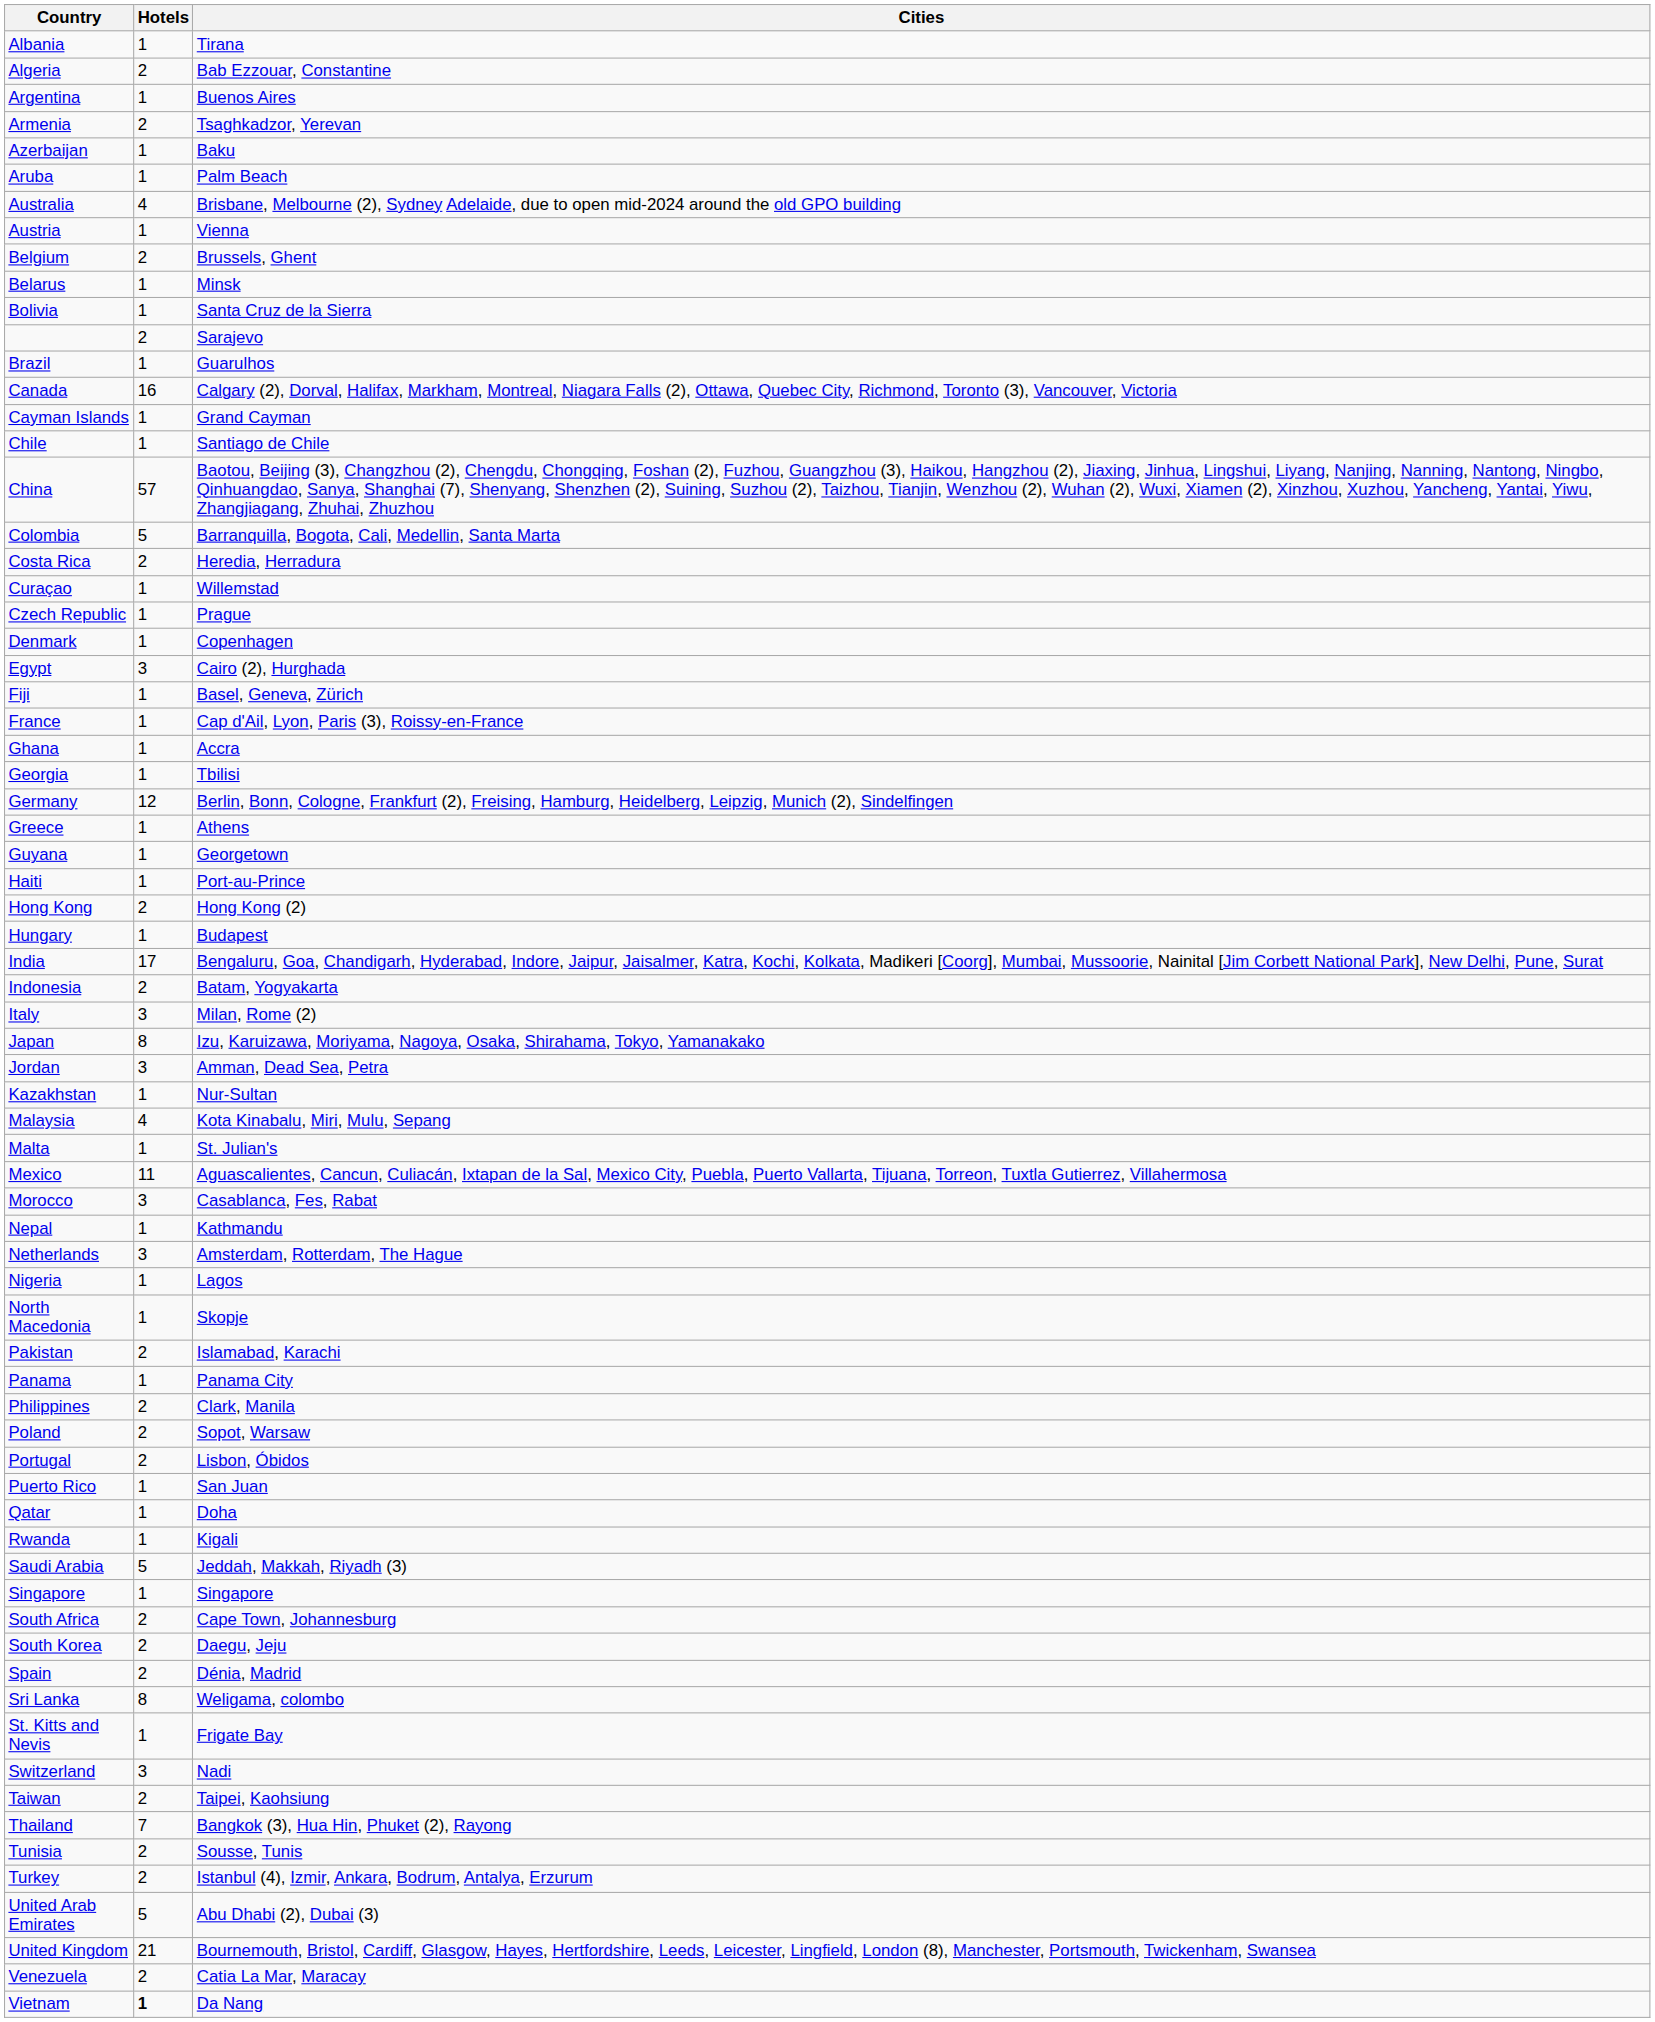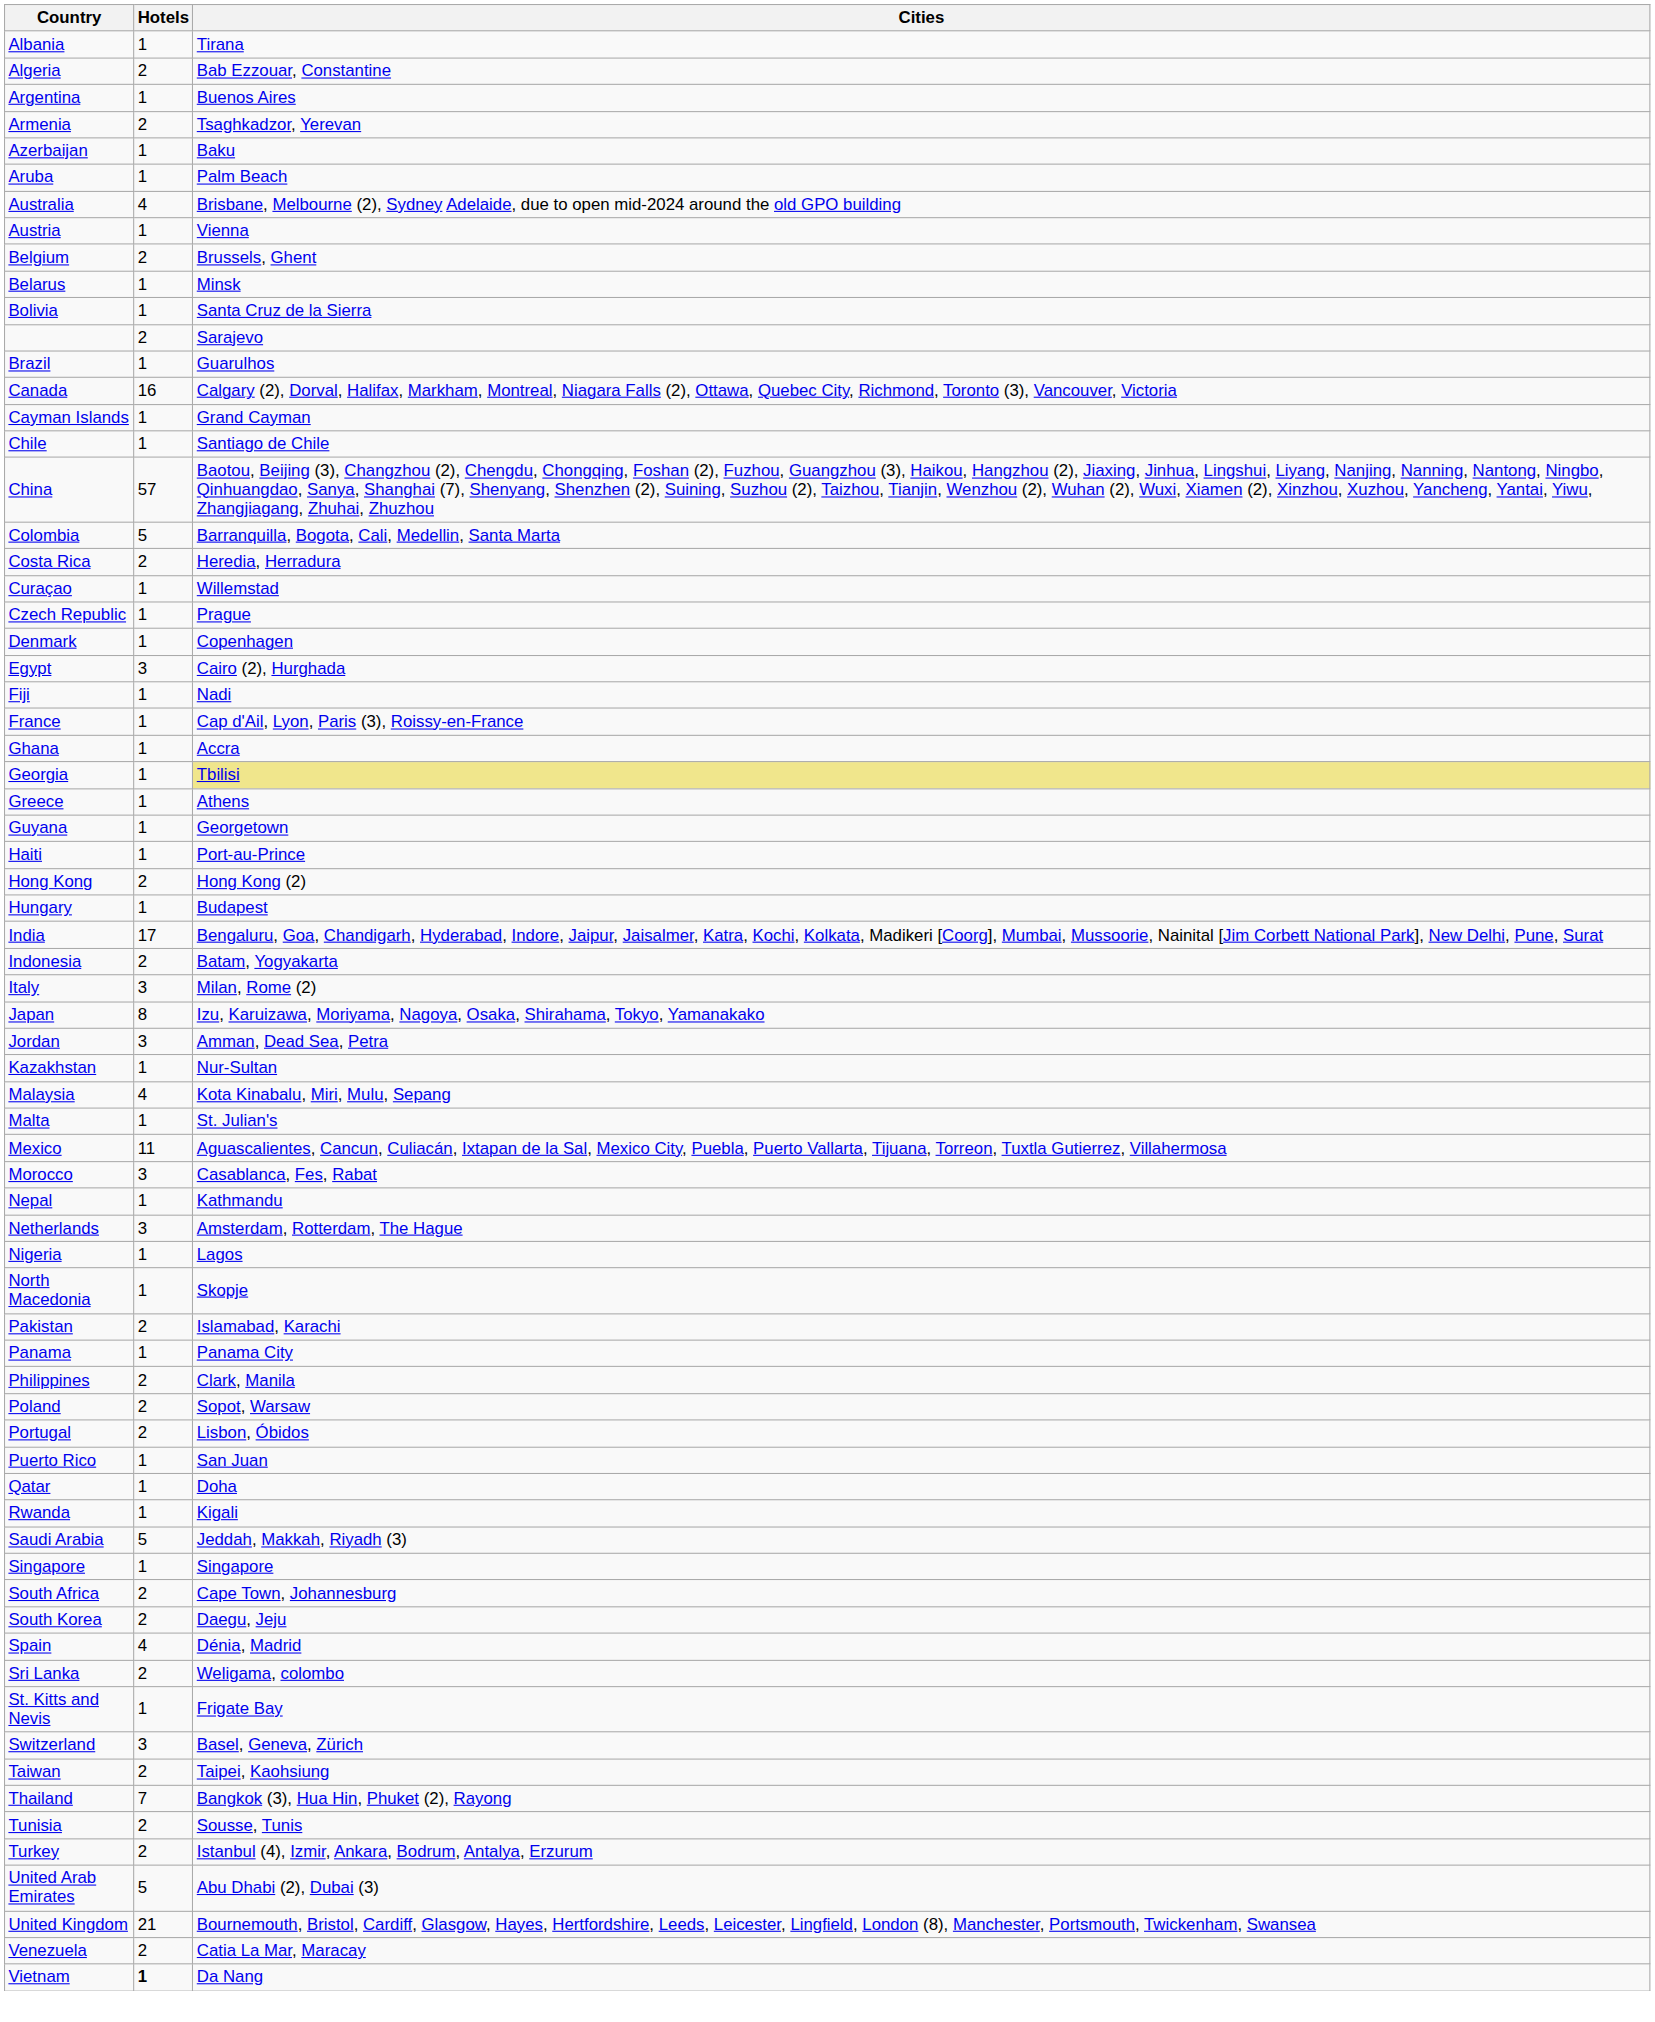(280, 695) Basel, Geneva, Zürich -> (214, 695) Nadi
(218, 775) no background -> (218, 775) khaki background
- row: (43, 801)
(142, 1673) 2 -> (142, 1646) 4
(142, 1699) 8 -> (142, 1673) 2
(214, 1771) Nadi -> (280, 1745) Basel, Geneva, Zürich
